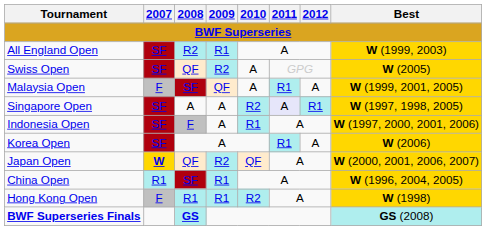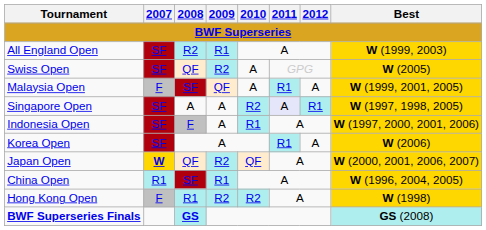(222, 198) R1 -> (222, 198) R2
